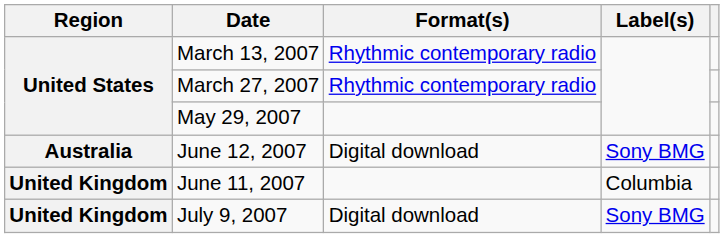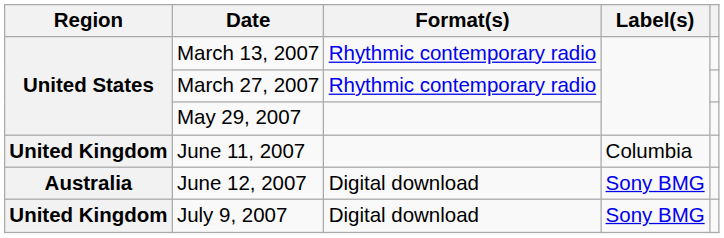rows swapped: (241, 183) <-> (242, 150)
